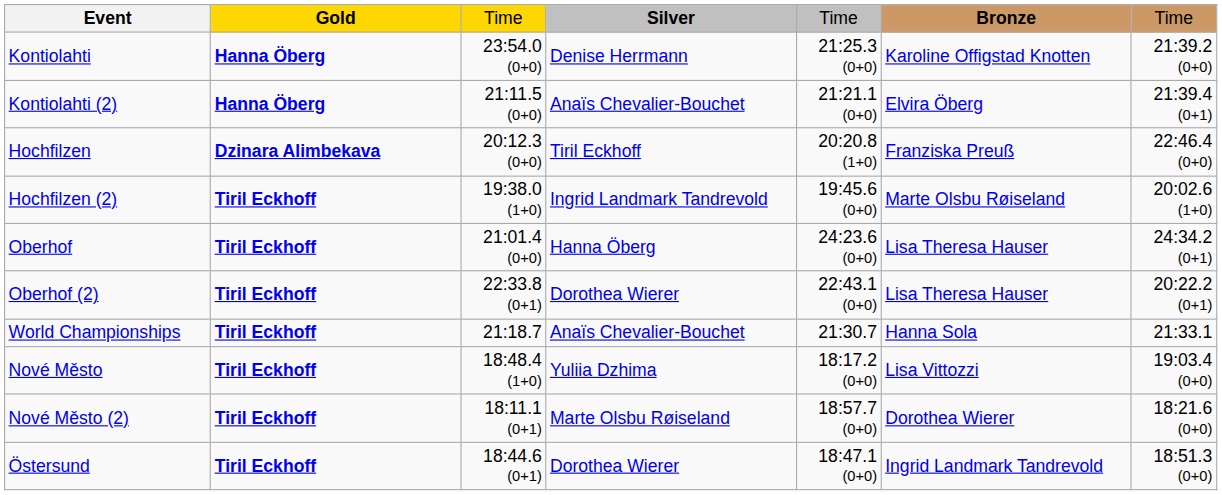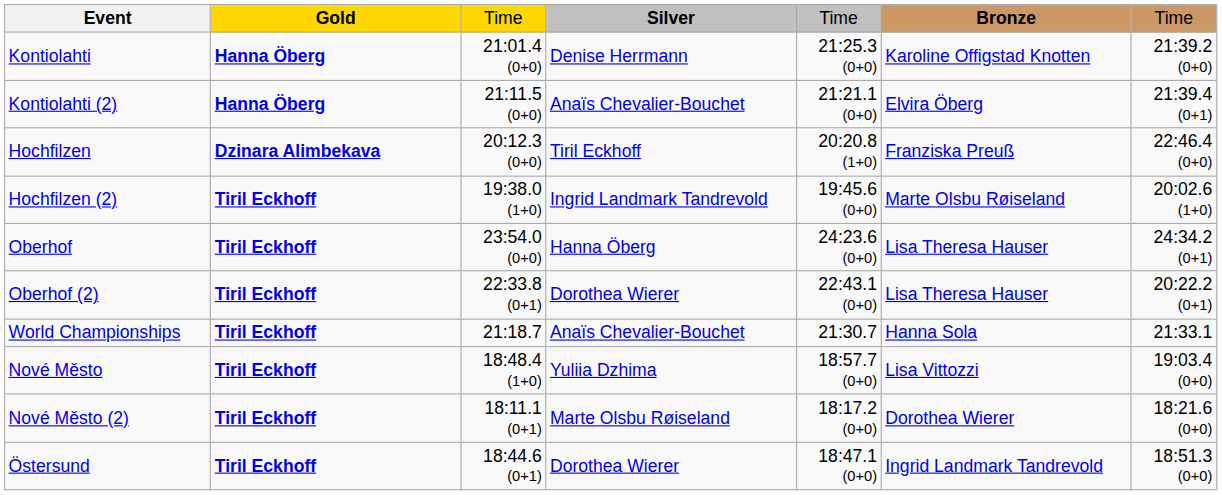(512, 56) 23:54.0 (0+0) -> (512, 56) 21:01.4 (0+0)
(512, 247) 21:01.4 (0+0) -> (512, 247) 23:54.0 (0+0)
(848, 370) 18:17.2 (0+0) -> (848, 370) 18:57.7 (0+0)
(848, 418) 18:57.7 (0+0) -> (848, 418) 18:17.2 (0+0)
